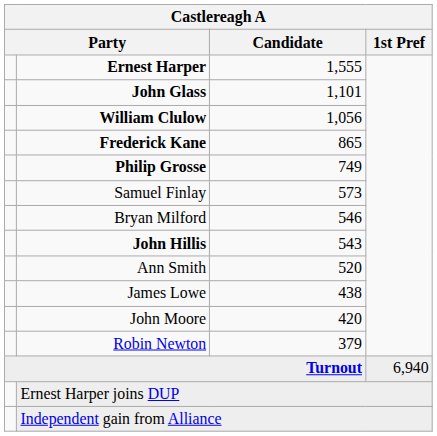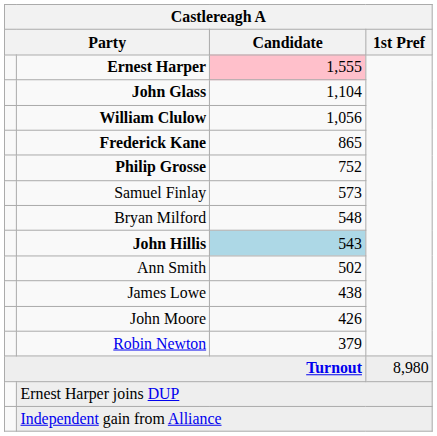(344, 67) no background -> (344, 67) pink background
(344, 92) 1,101 -> (344, 92) 1,104
(350, 167) 749 -> (350, 167) 752
(350, 218) 546 -> (350, 218) 548
(350, 243) no background -> (350, 243) lightblue background
(350, 268) 520 -> (350, 268) 502
(350, 318) 420 -> (350, 318) 426
(411, 368) 6,940 -> (411, 368) 8,980
